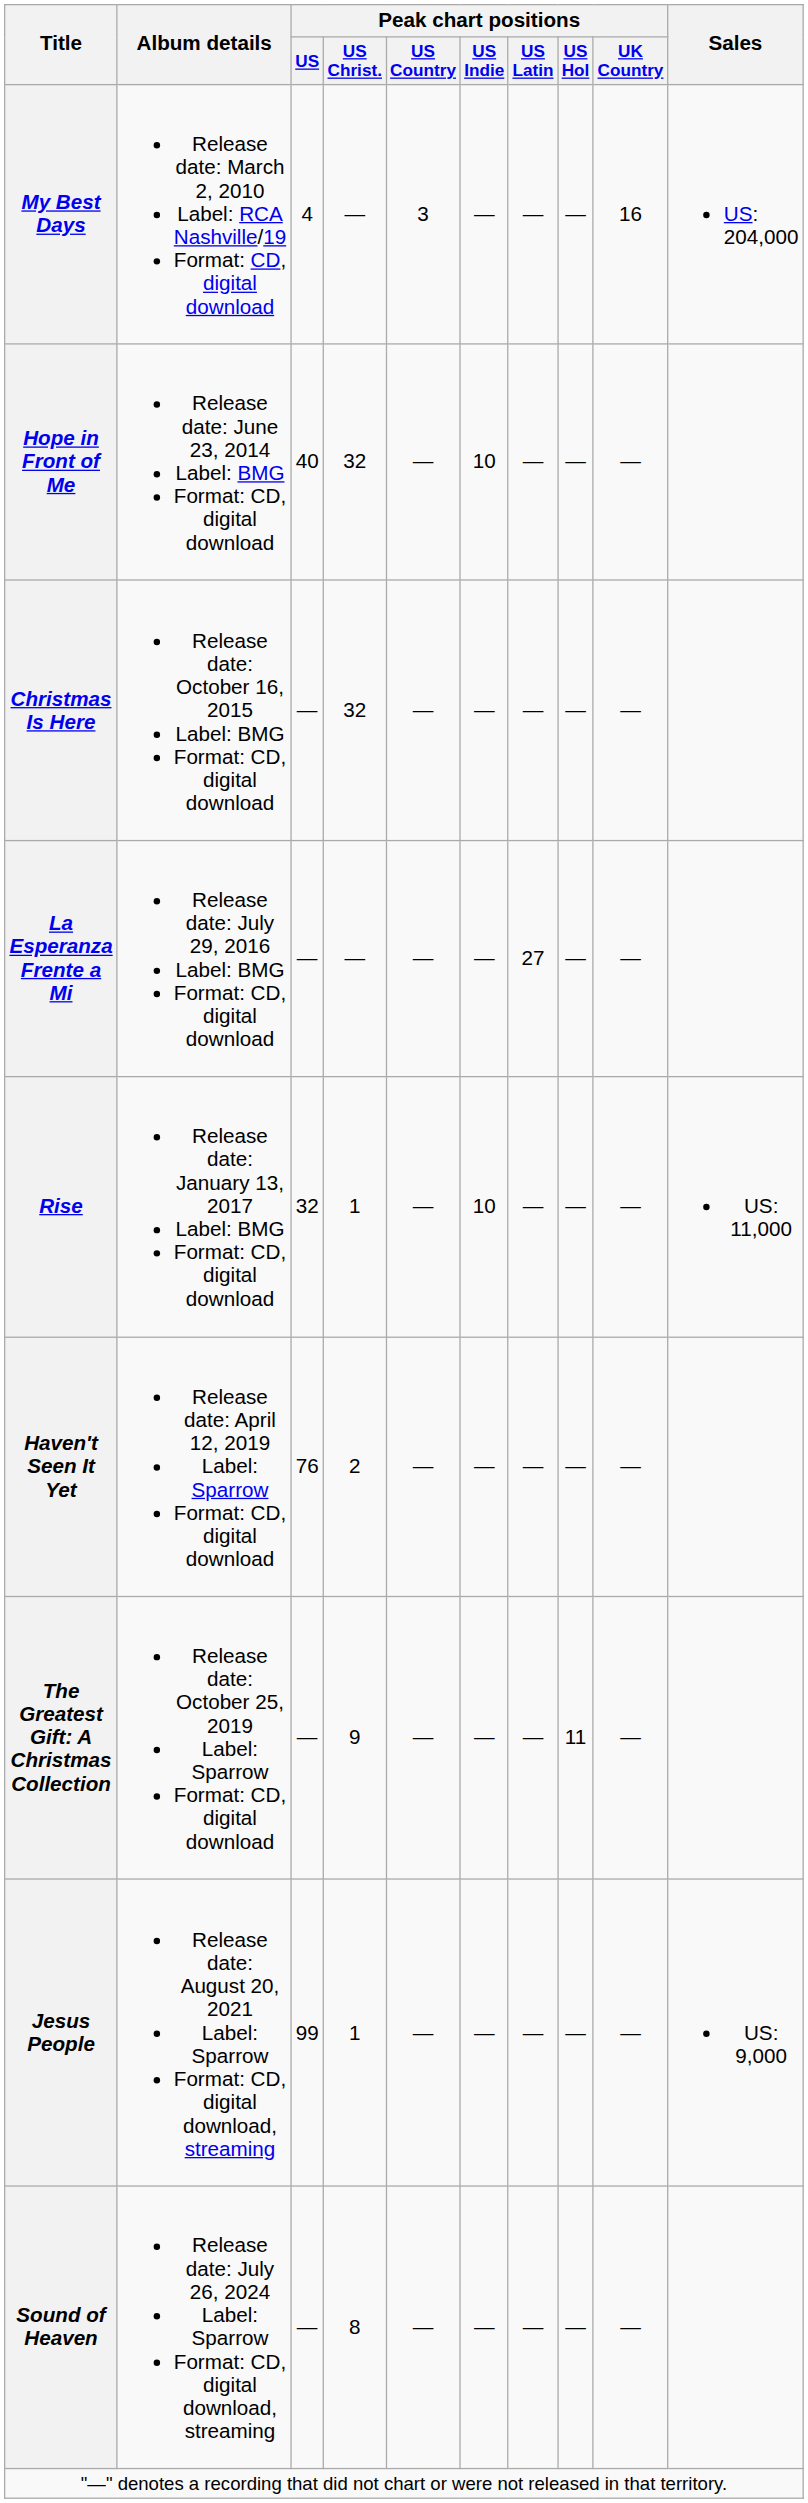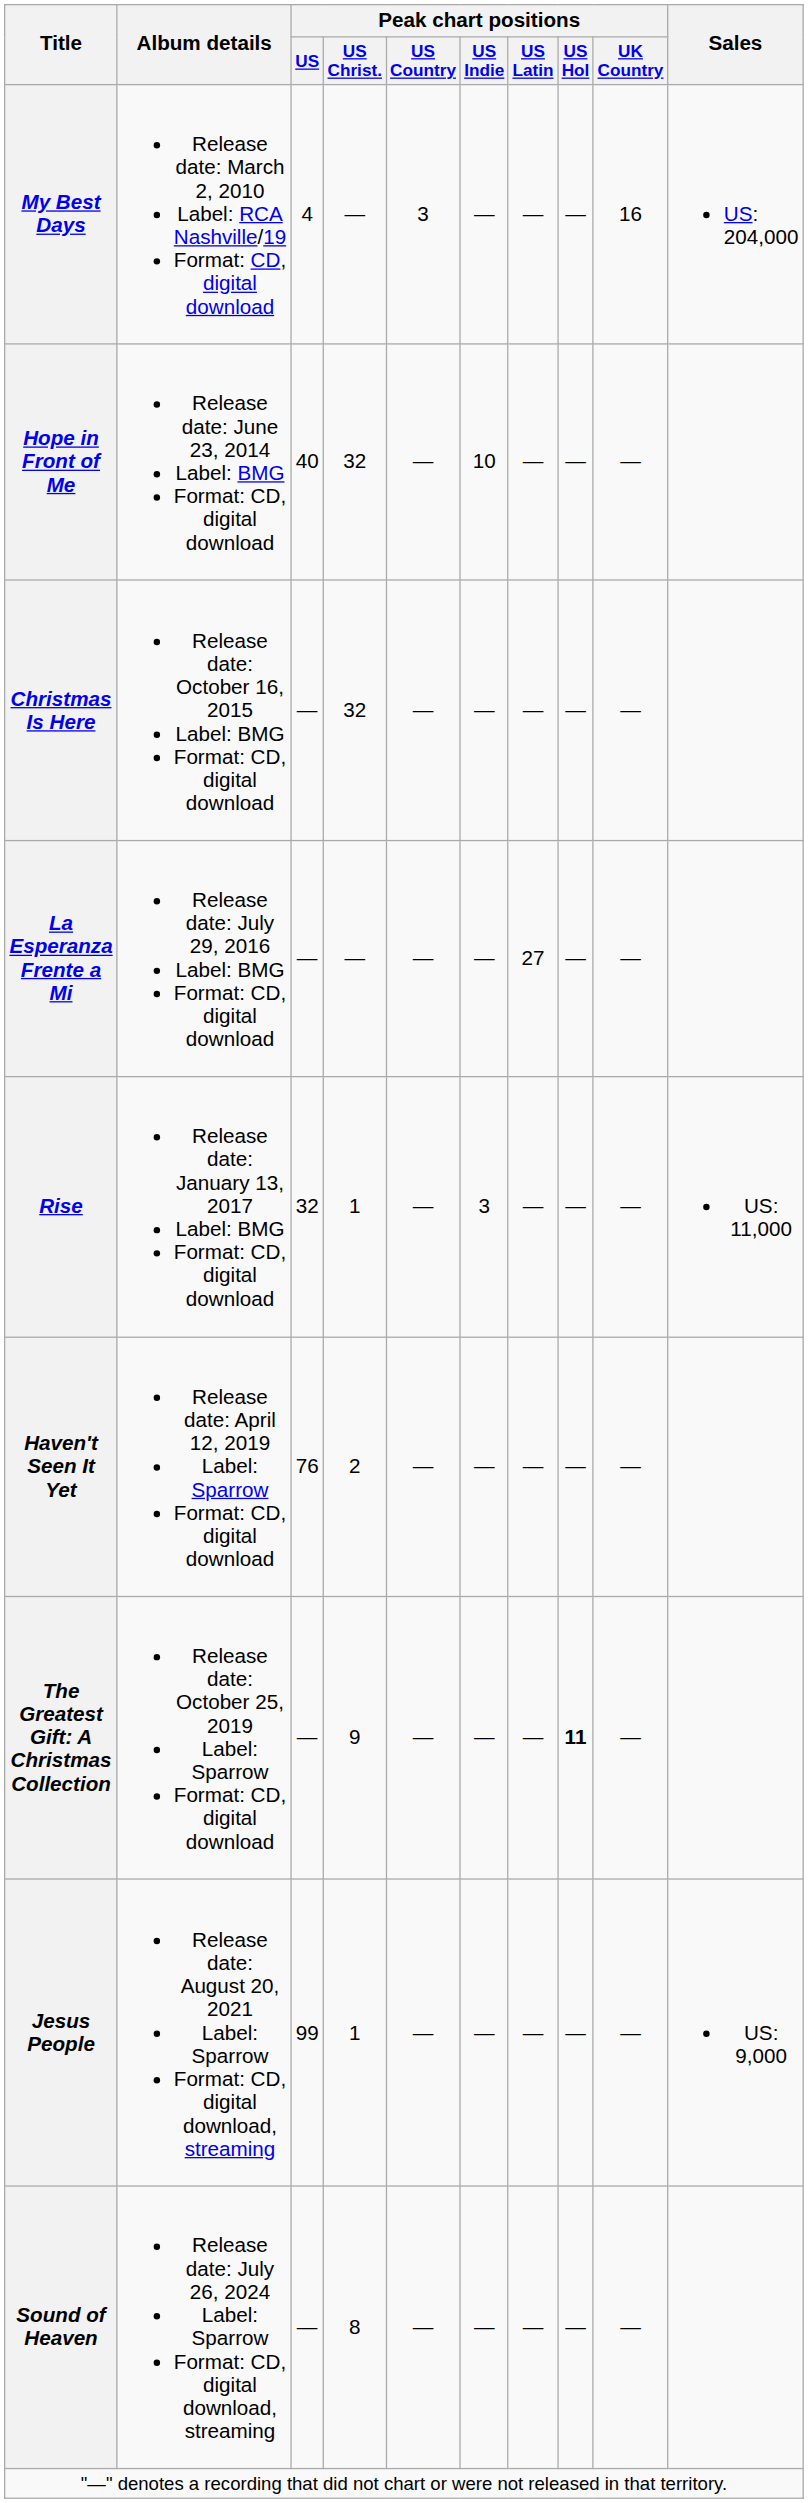(484, 1206) 10 -> (484, 1206) 3
(576, 1737) normal -> (576, 1737) bold
